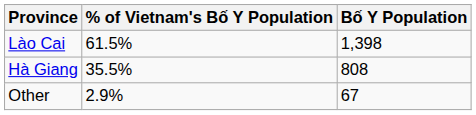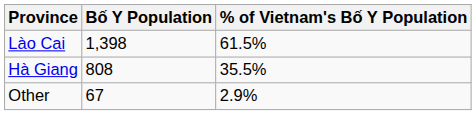columns swapped: (404, 17) <-> (209, 17)
